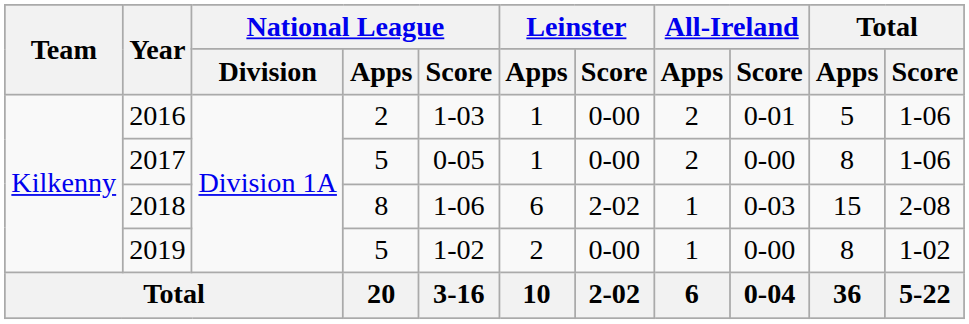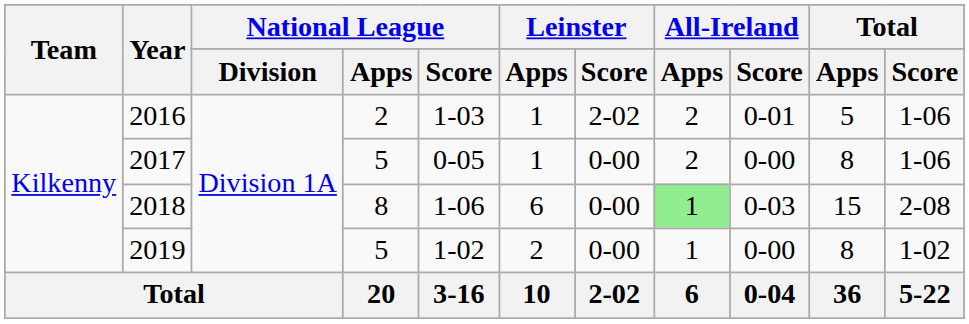(614, 116) 0-00 -> (614, 116) 2-02
(614, 205) 2-02 -> (614, 205) 0-00
(692, 205) no background -> (692, 205) lightgreen background
